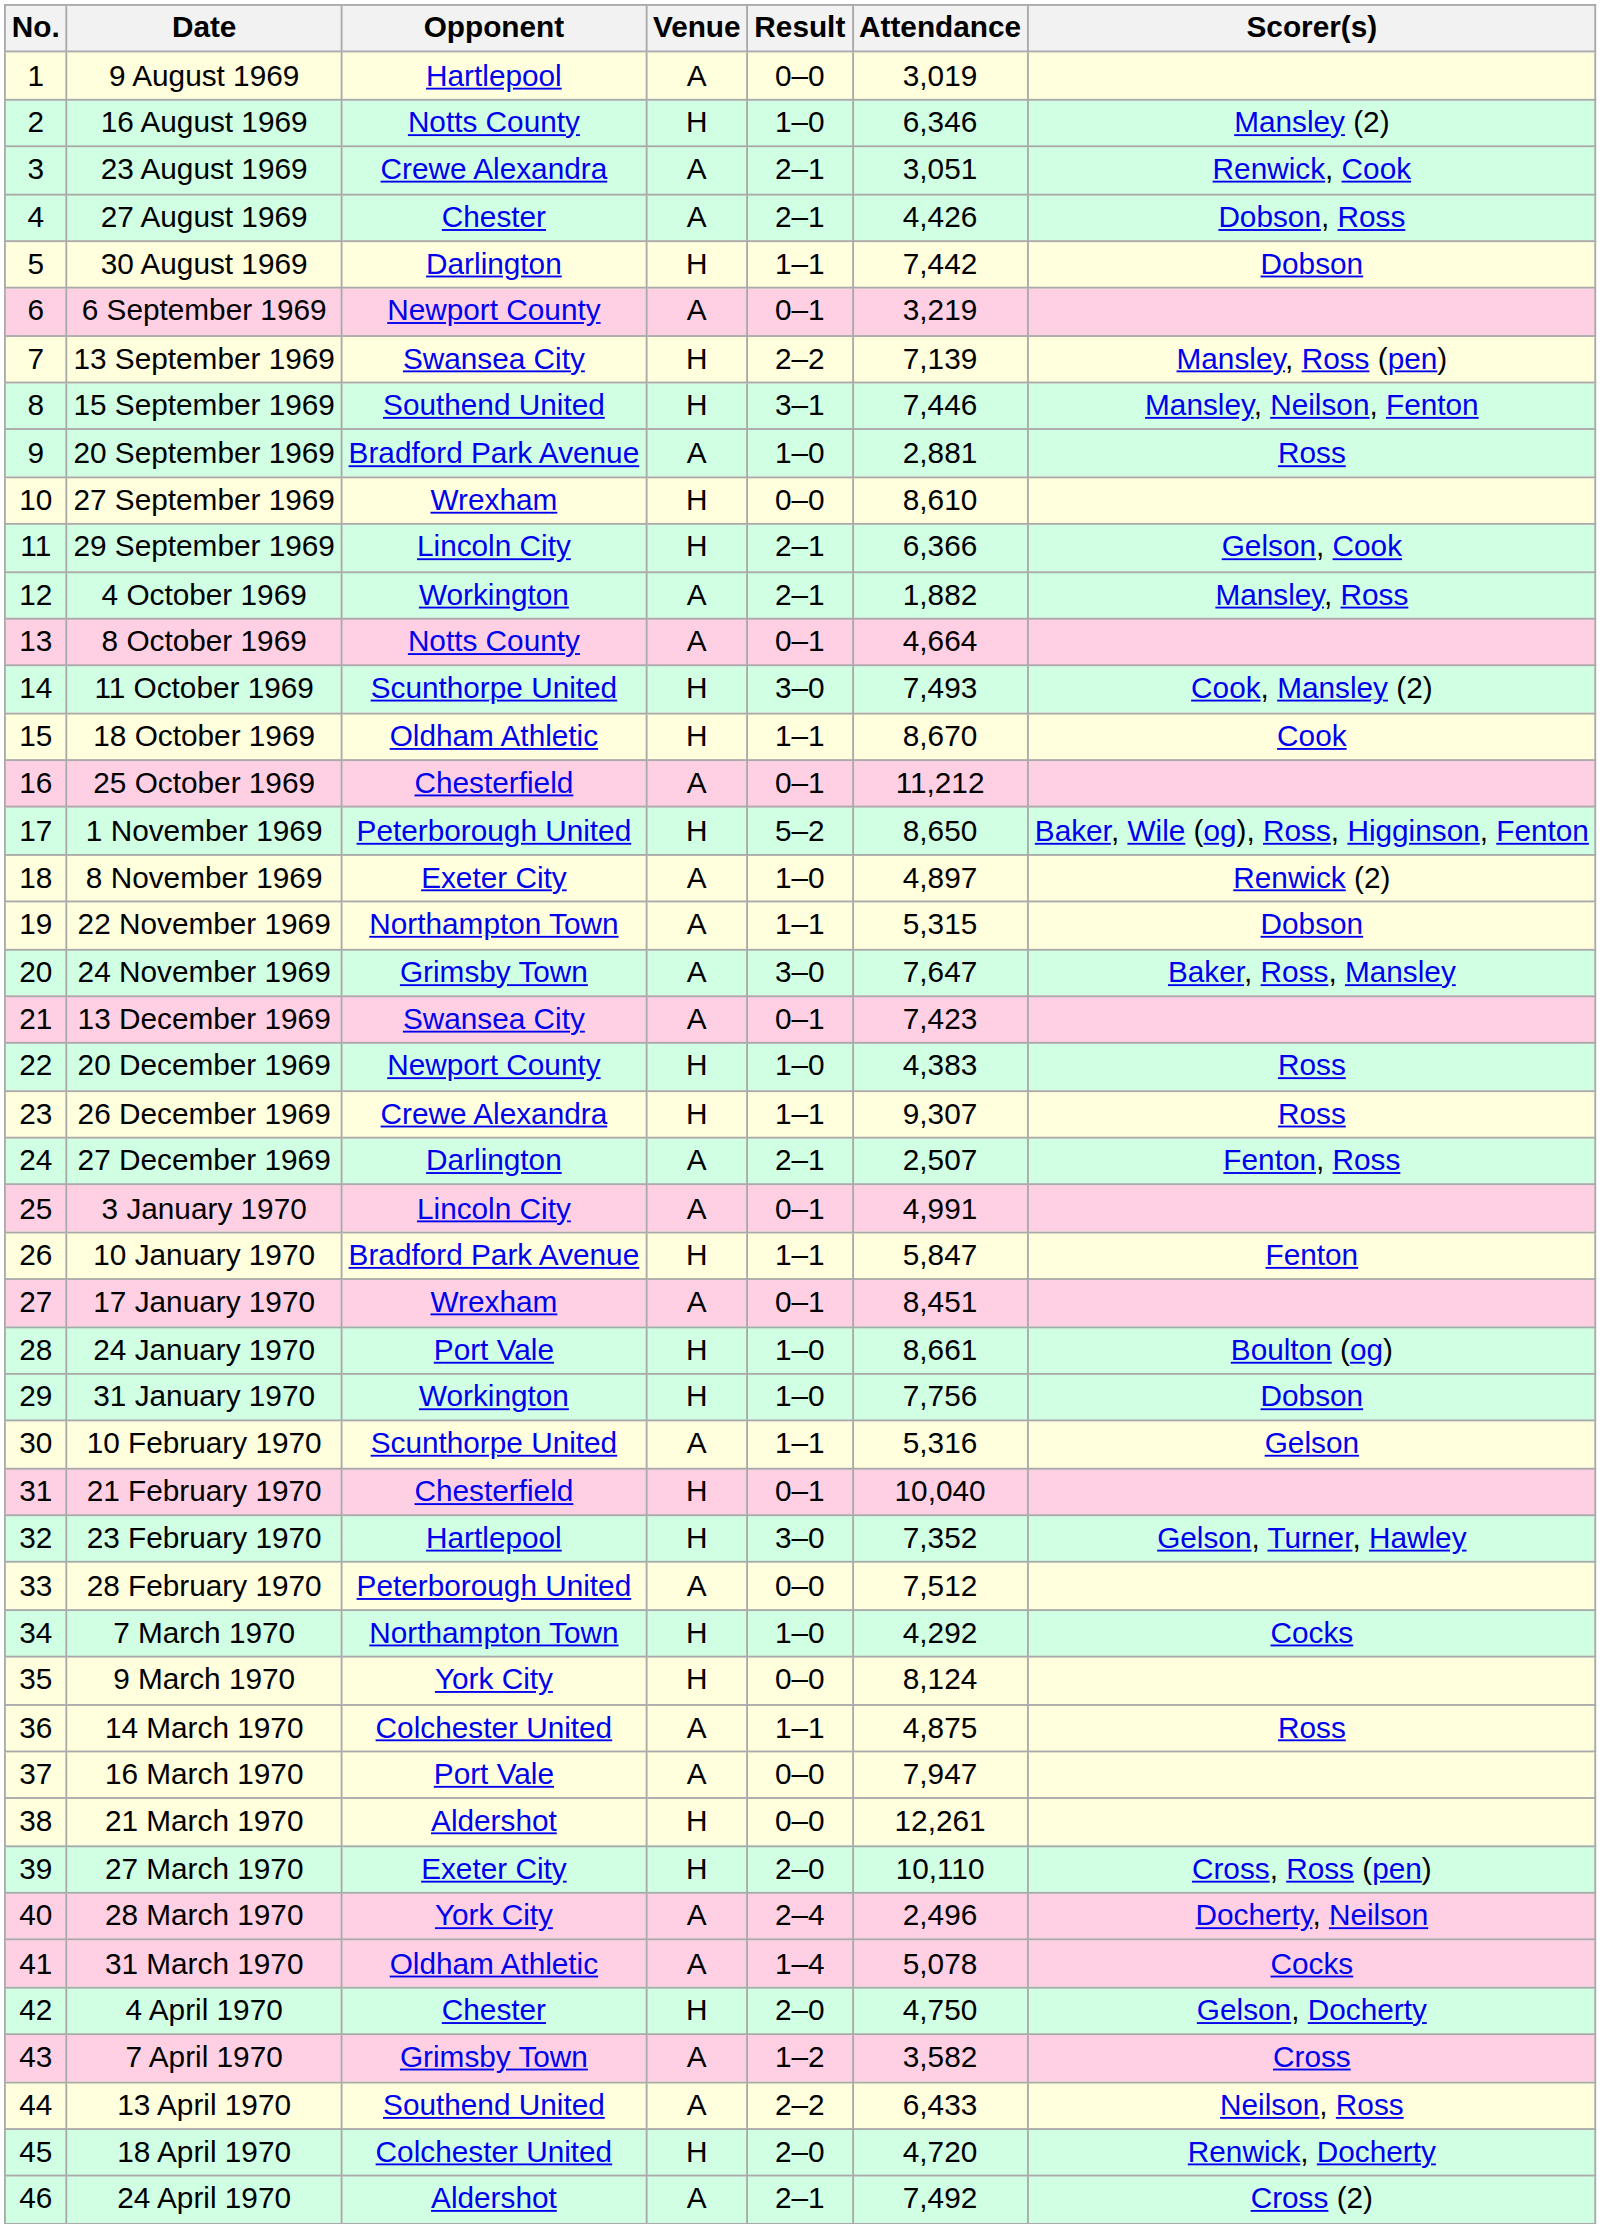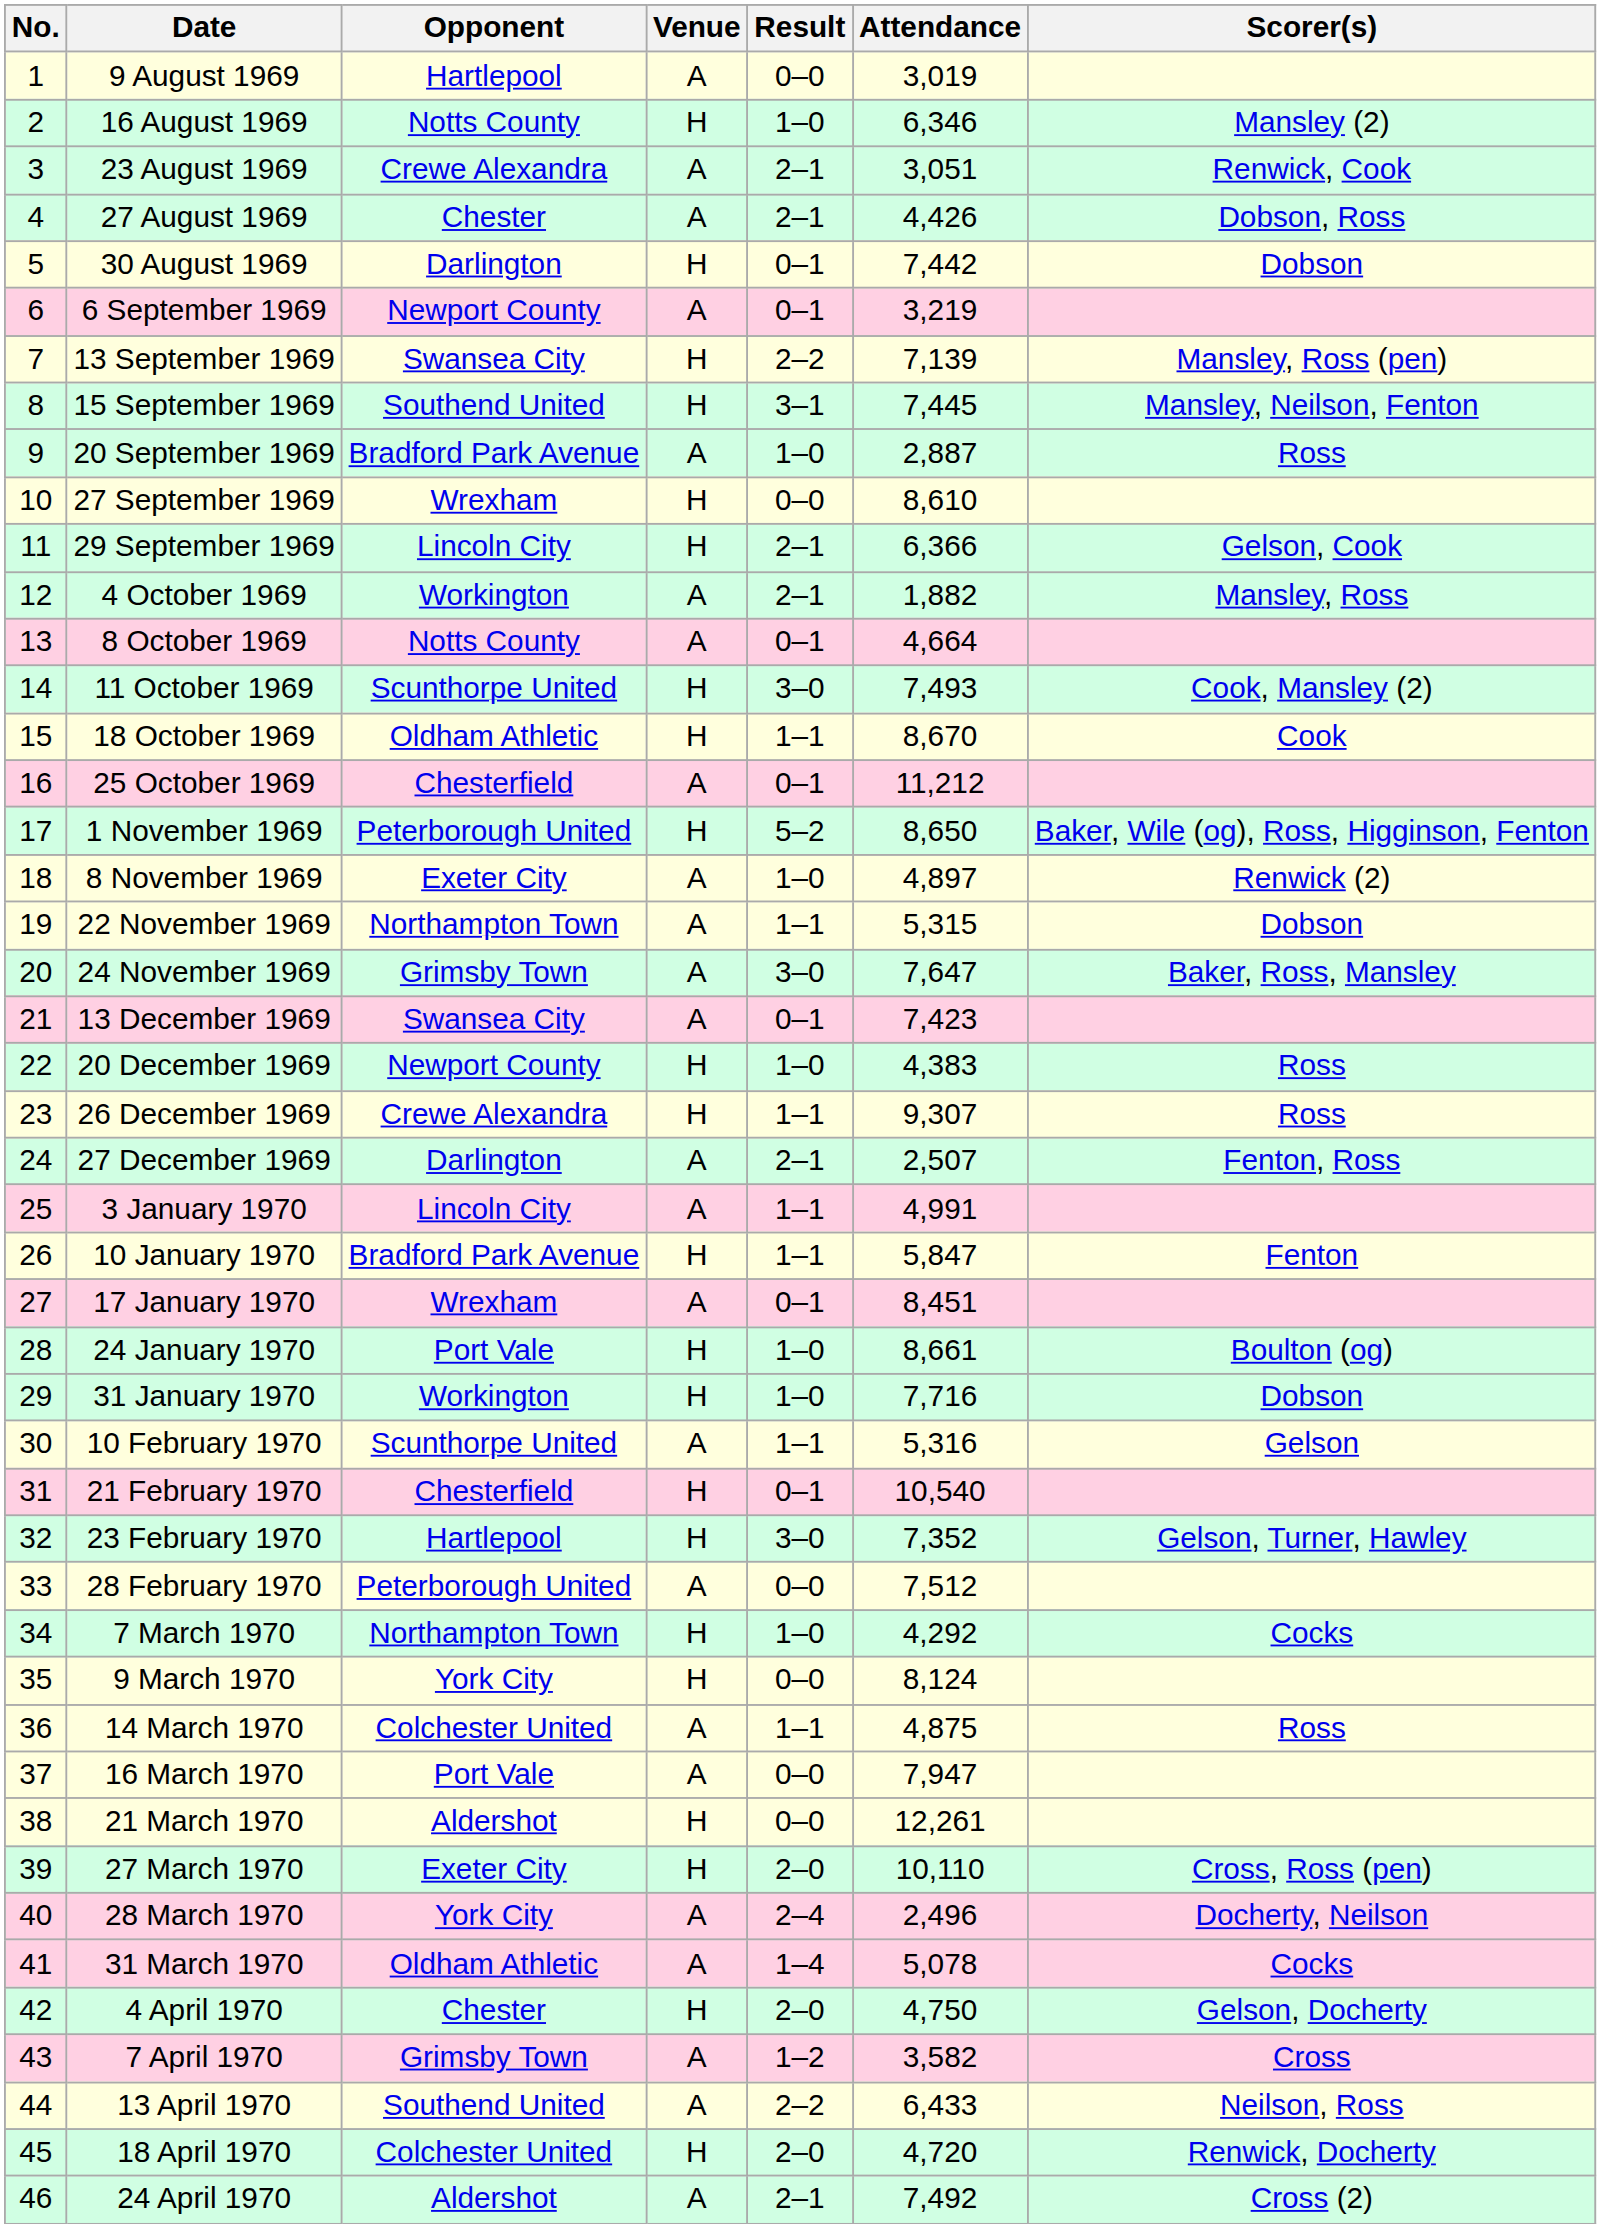(800, 264) 1–1 -> (800, 264) 0–1
(940, 405) 7,446 -> (940, 405) 7,445
(940, 452) 2,881 -> (940, 452) 2,887
(800, 1208) 0–1 -> (800, 1208) 1–1
(940, 1396) 7,756 -> (940, 1396) 7,716
(940, 1491) 10,040 -> (940, 1491) 10,540
